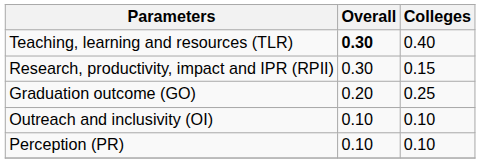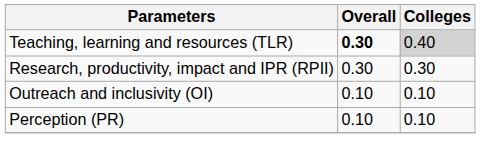(419, 42) no background -> (419, 42) lightgrey background
(419, 68) 0.15 -> (419, 68) 0.30
- row: (103, 94)
